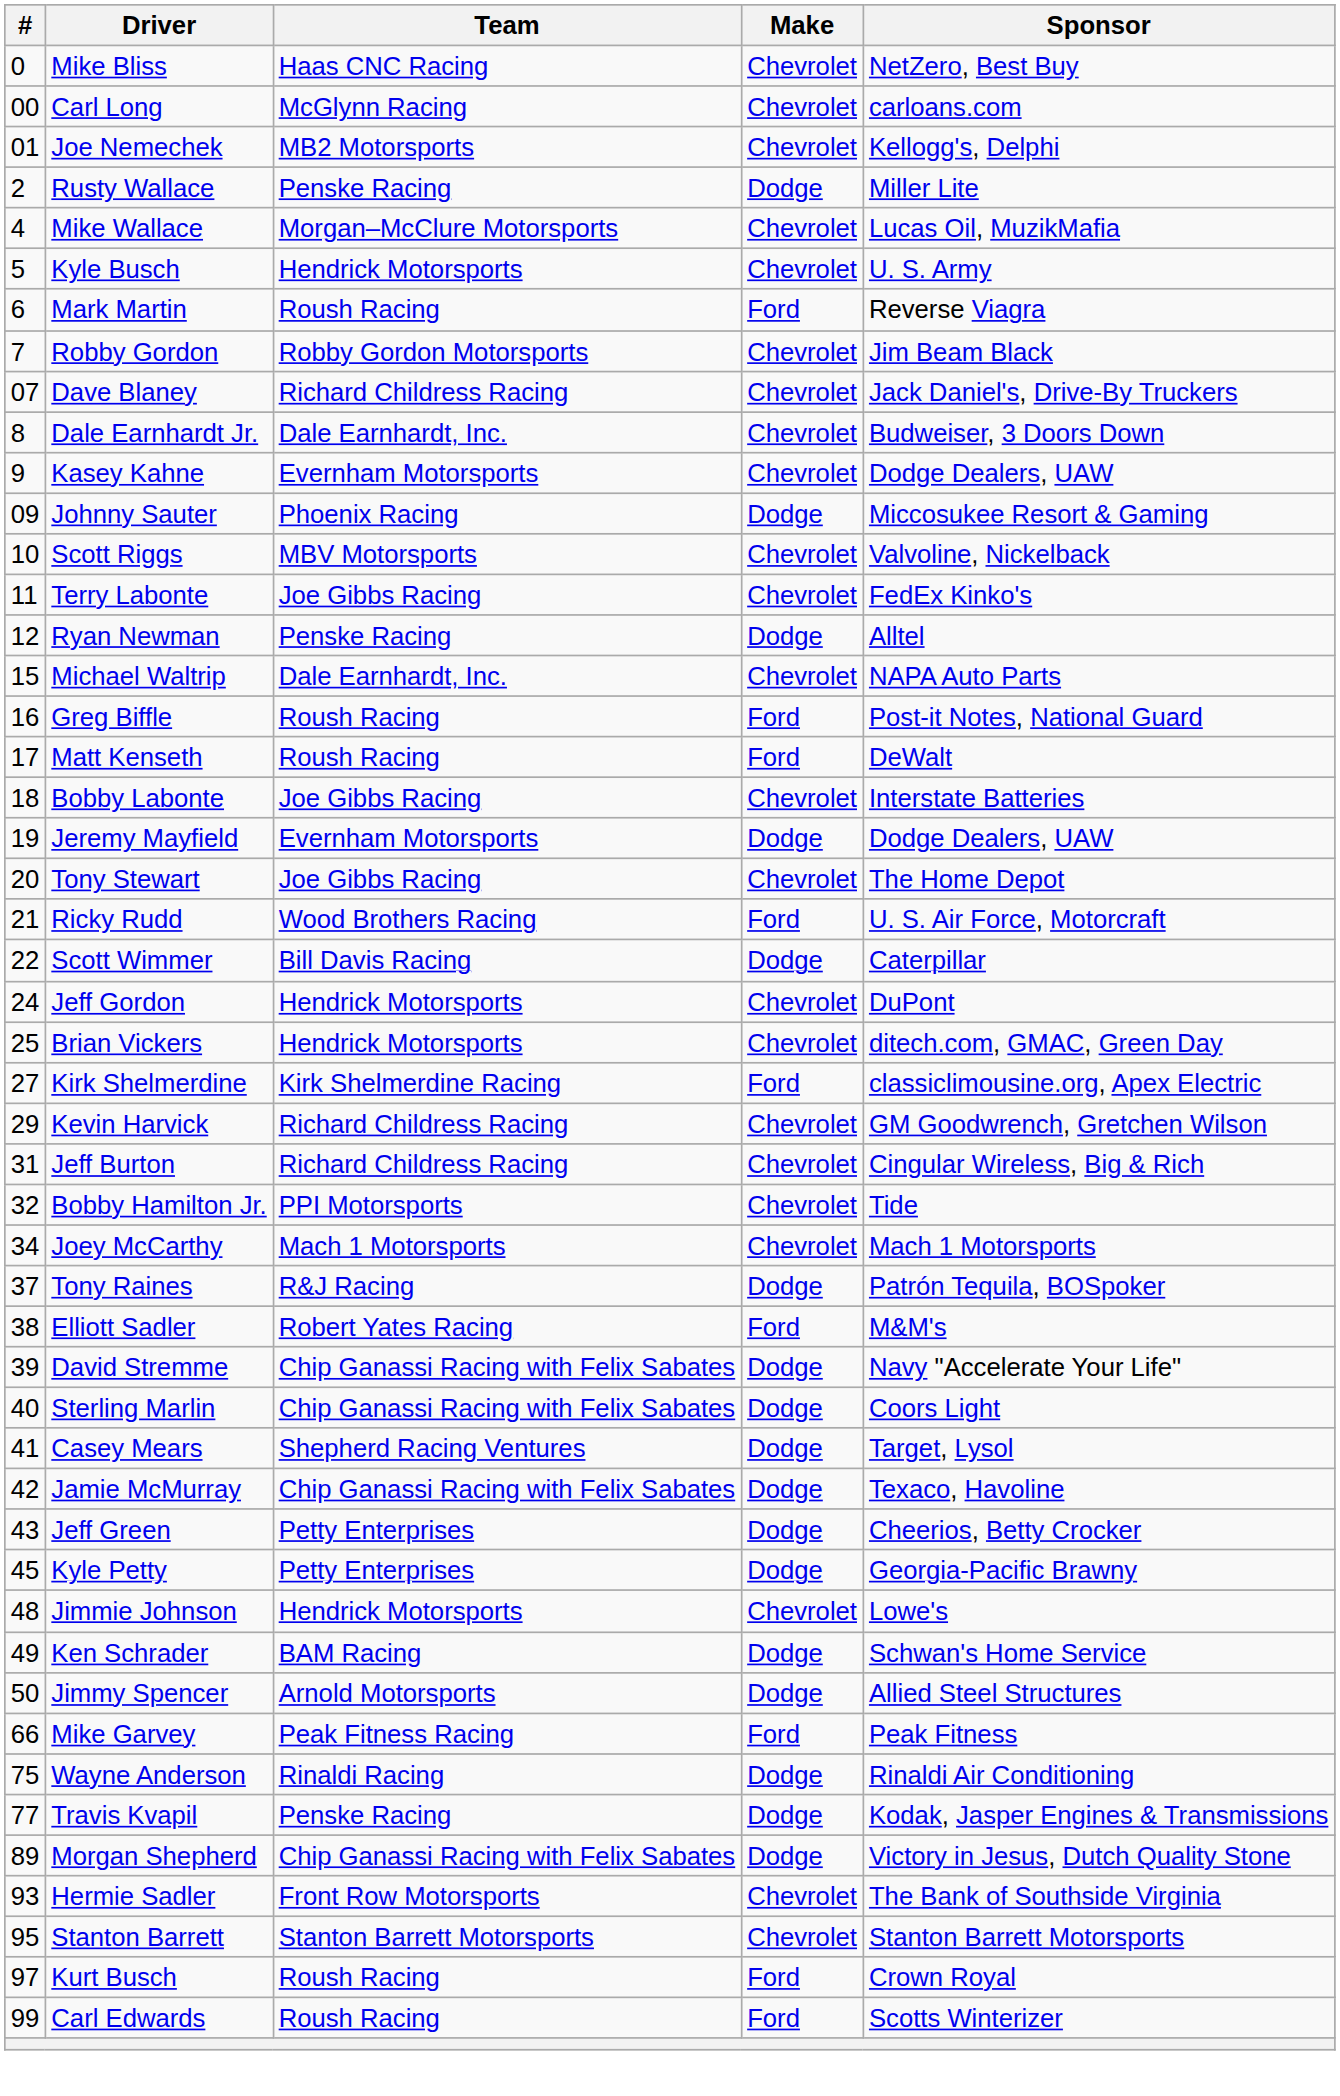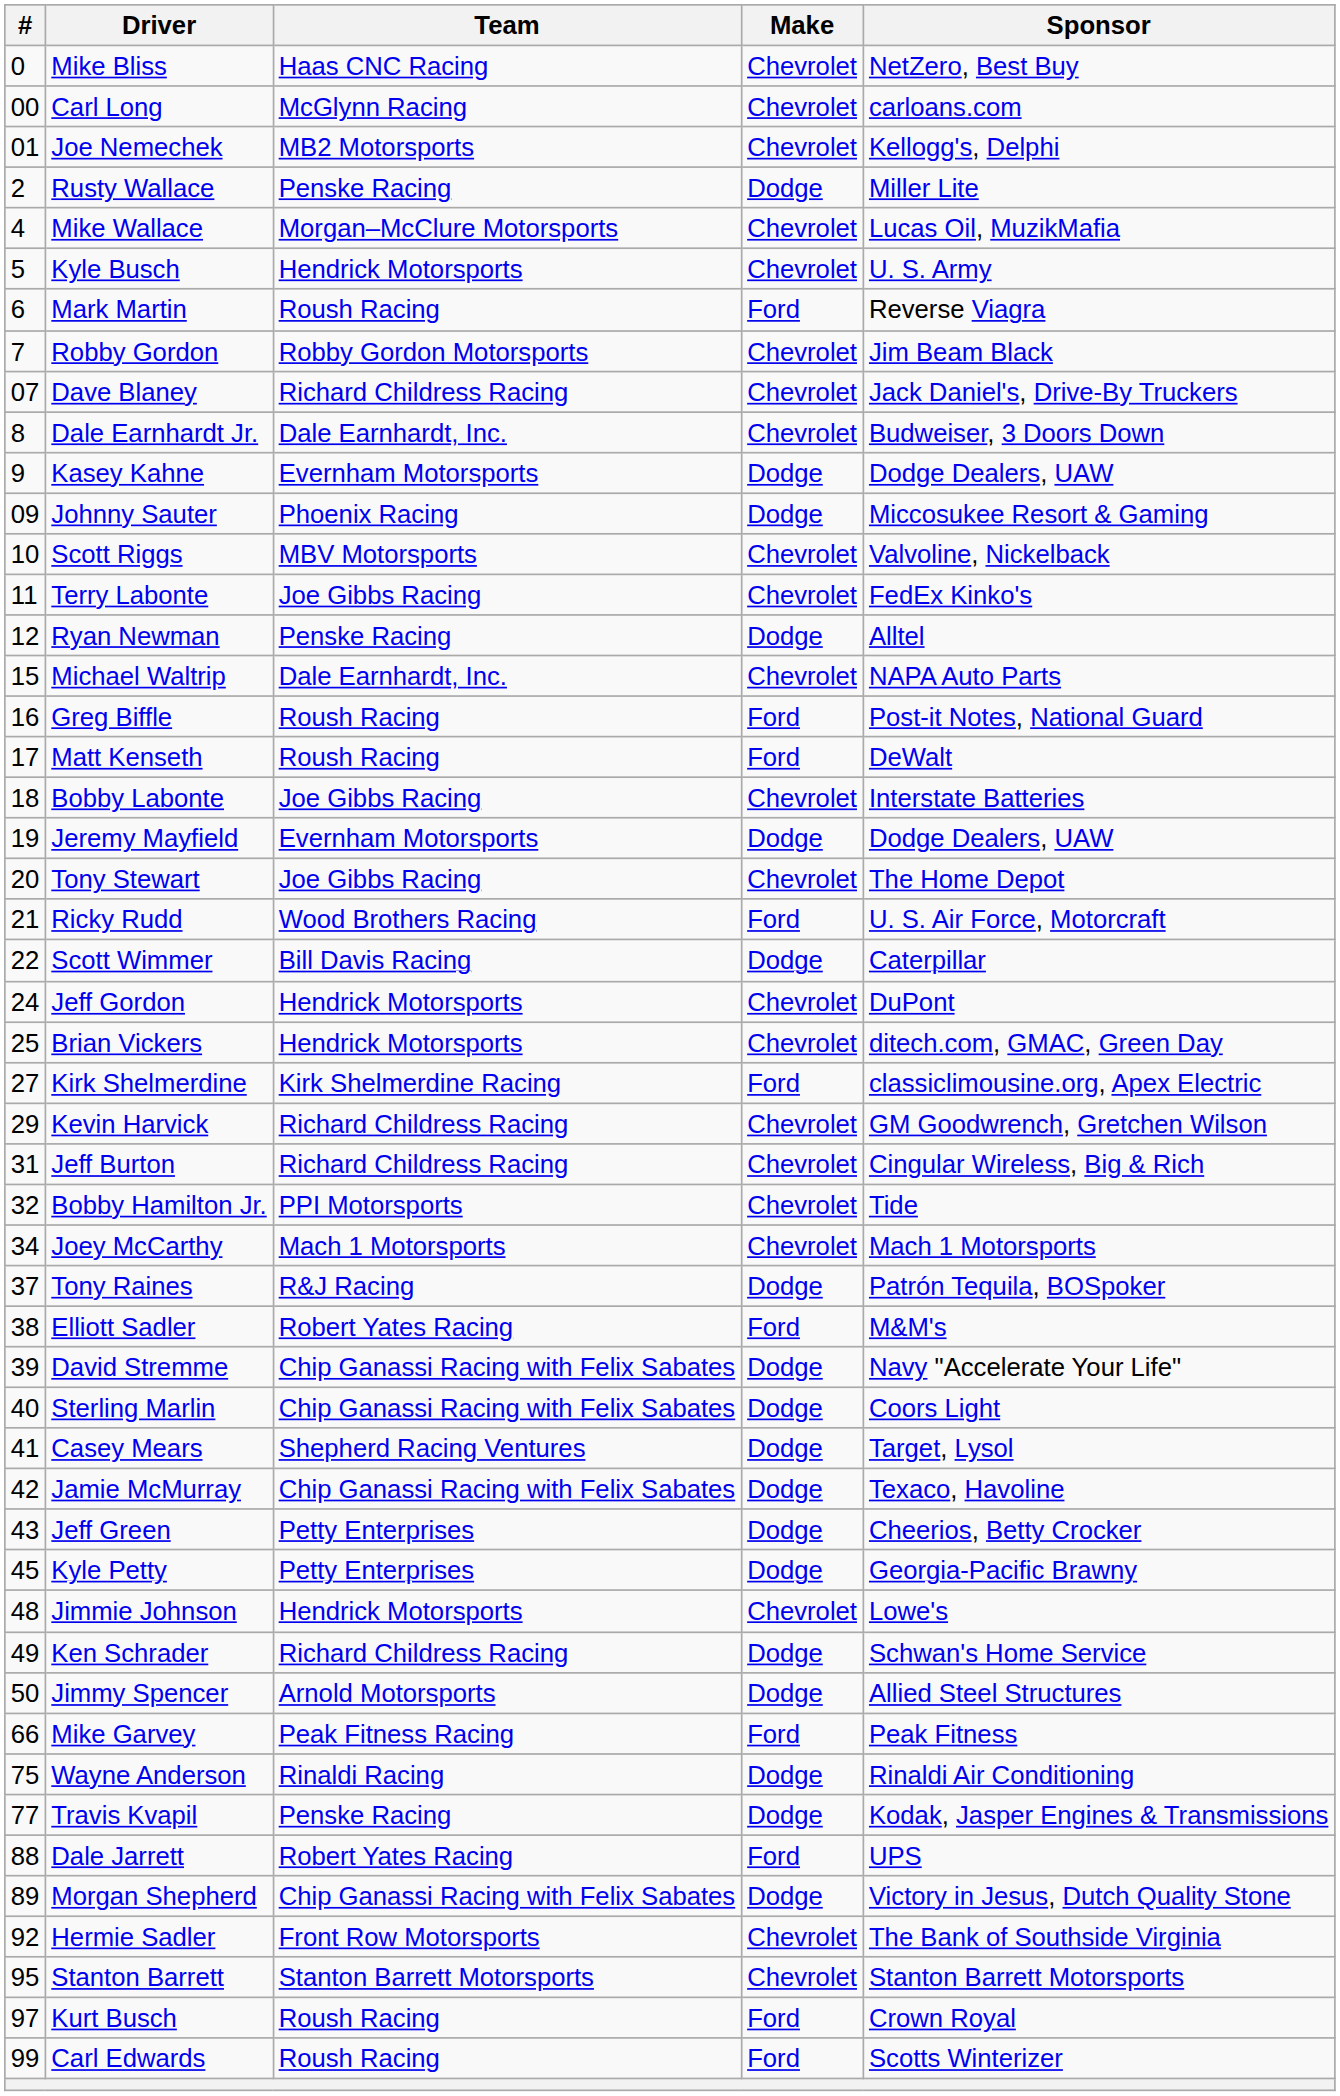(802, 473) Chevrolet -> (785, 473) Dodge
(350, 1652) BAM Racing -> (423, 1652) Richard Childress Racing
+ row: (118, 1855)
(25, 1896) 93 -> (25, 1937) 92
